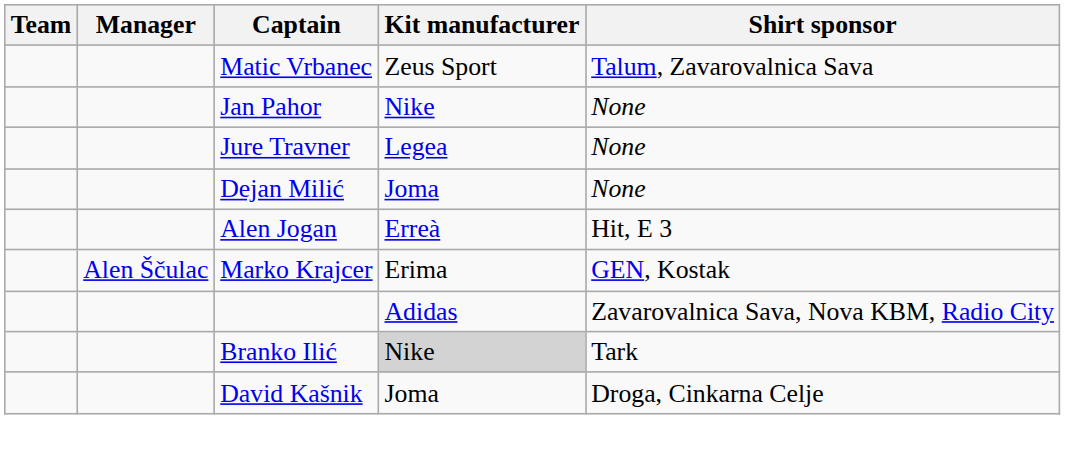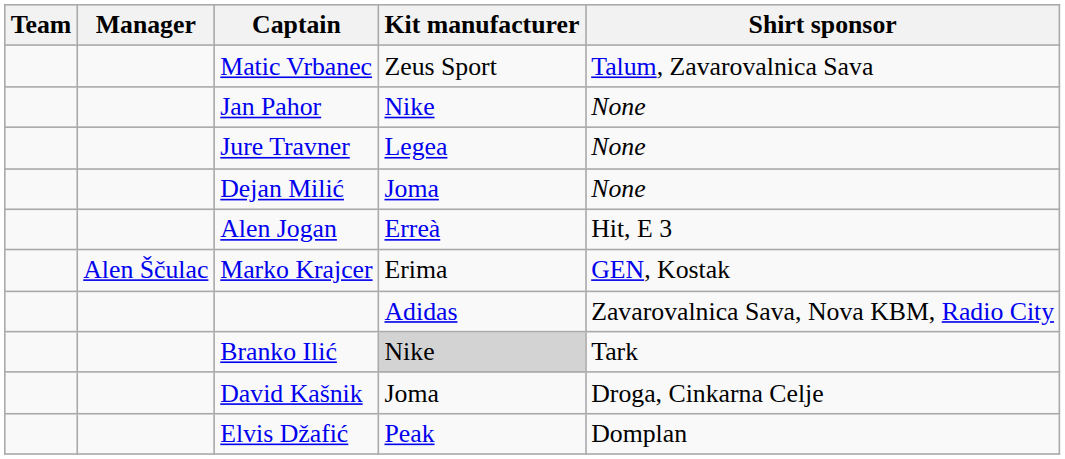+ row: (284, 433)
